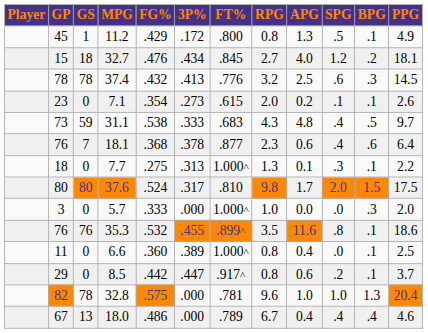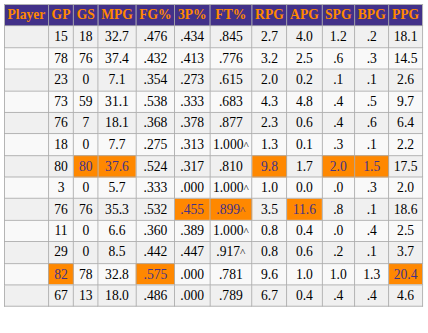- row: (117, 36)
(86, 79) 78 -> (86, 58) 76
(372, 252) .1 -> (372, 230) .4
